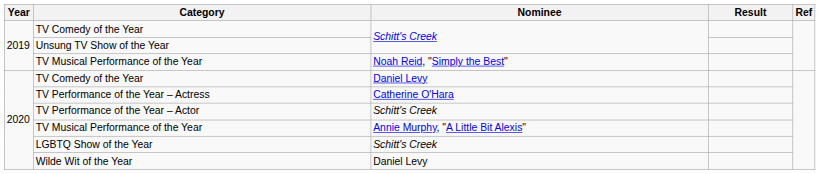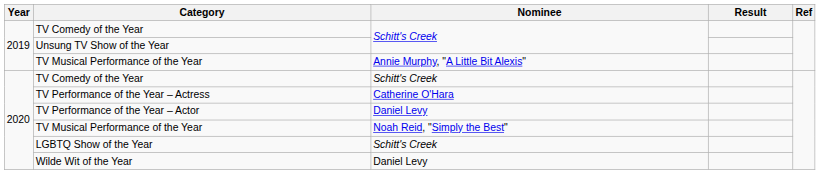(440, 62) Noah Reid, "Simply the Best" -> (450, 62) Annie Murphy, "A Little Bit Alexis"
(400, 78) Daniel Levy -> (405, 78) Schitt's Creek
(405, 111) Schitt's Creek -> (400, 111) Daniel Levy
(450, 128) Annie Murphy, "A Little Bit Alexis" -> (440, 128) Noah Reid, "Simply the Best"
